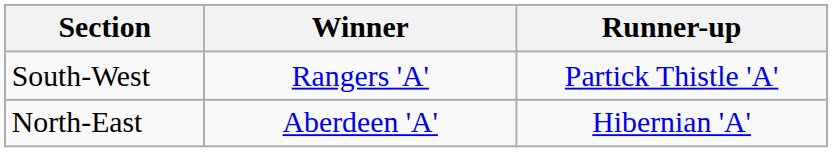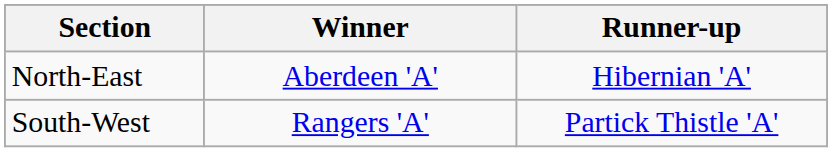rows swapped: (81, 75) <-> (77, 122)
